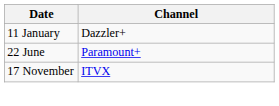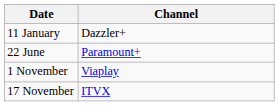+ row: (37, 71)
